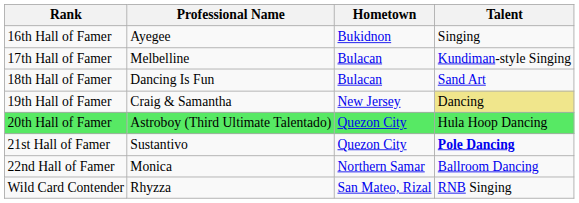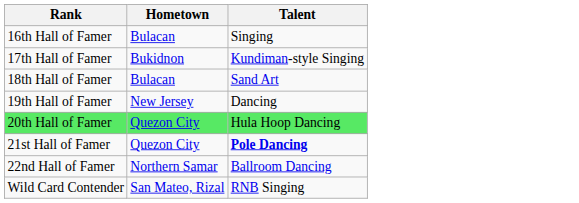- column: (231, 15)
(364, 36) Bukidnon -> (153, 36) Bulacan
(360, 58) Bulacan -> (157, 58) Bukidnon
(461, 101) khaki background -> (254, 101) no background
